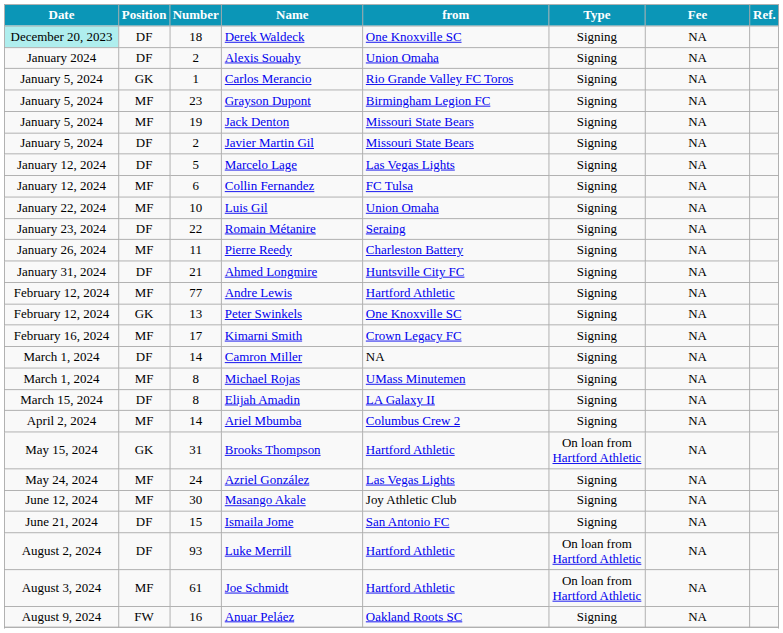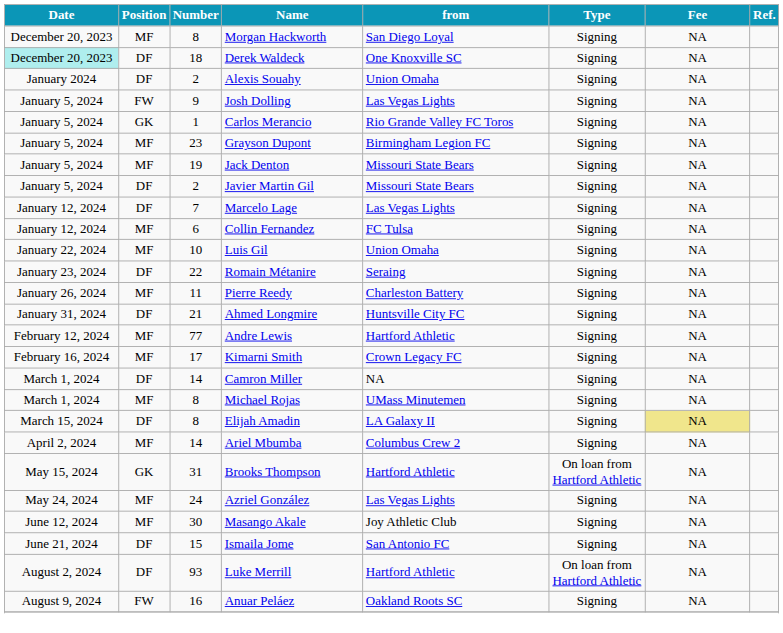+ row: (276, 36)
+ row: (258, 101)
(196, 165) 5 -> (196, 207) 7
- row: (263, 314)
(697, 400) no background -> (697, 421) khaki background
- row: (257, 588)
